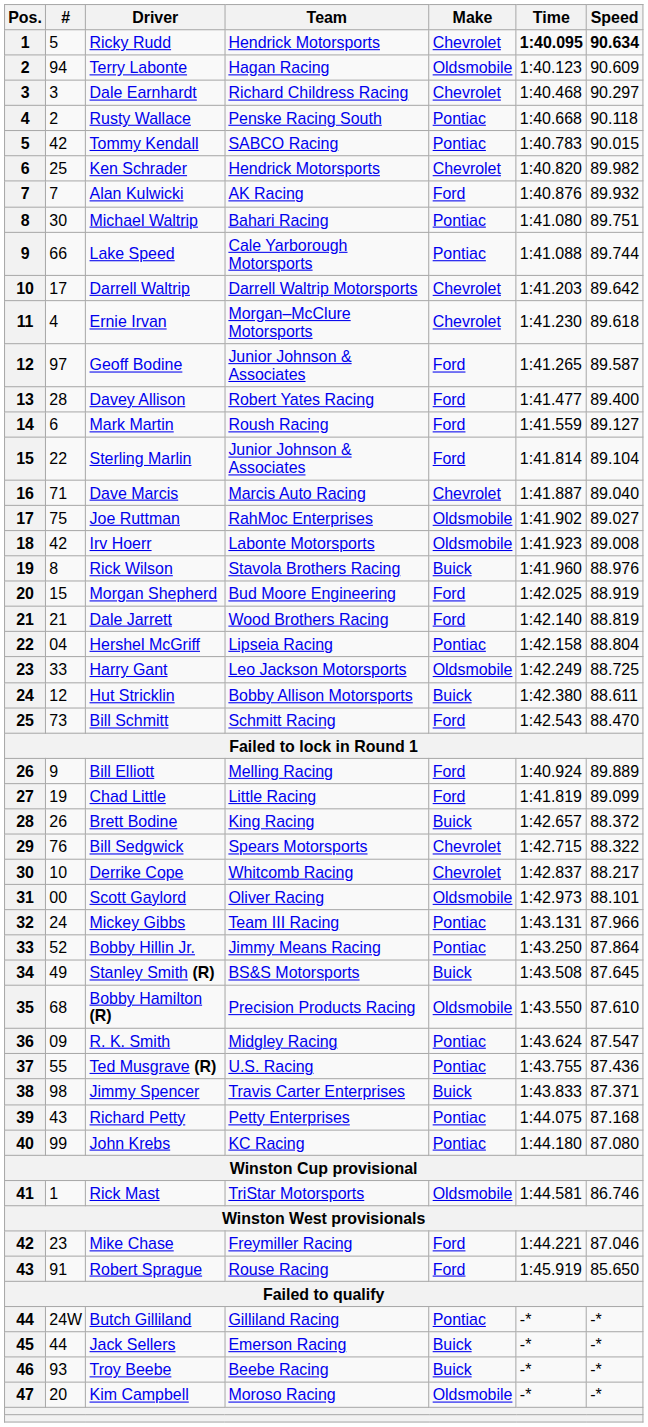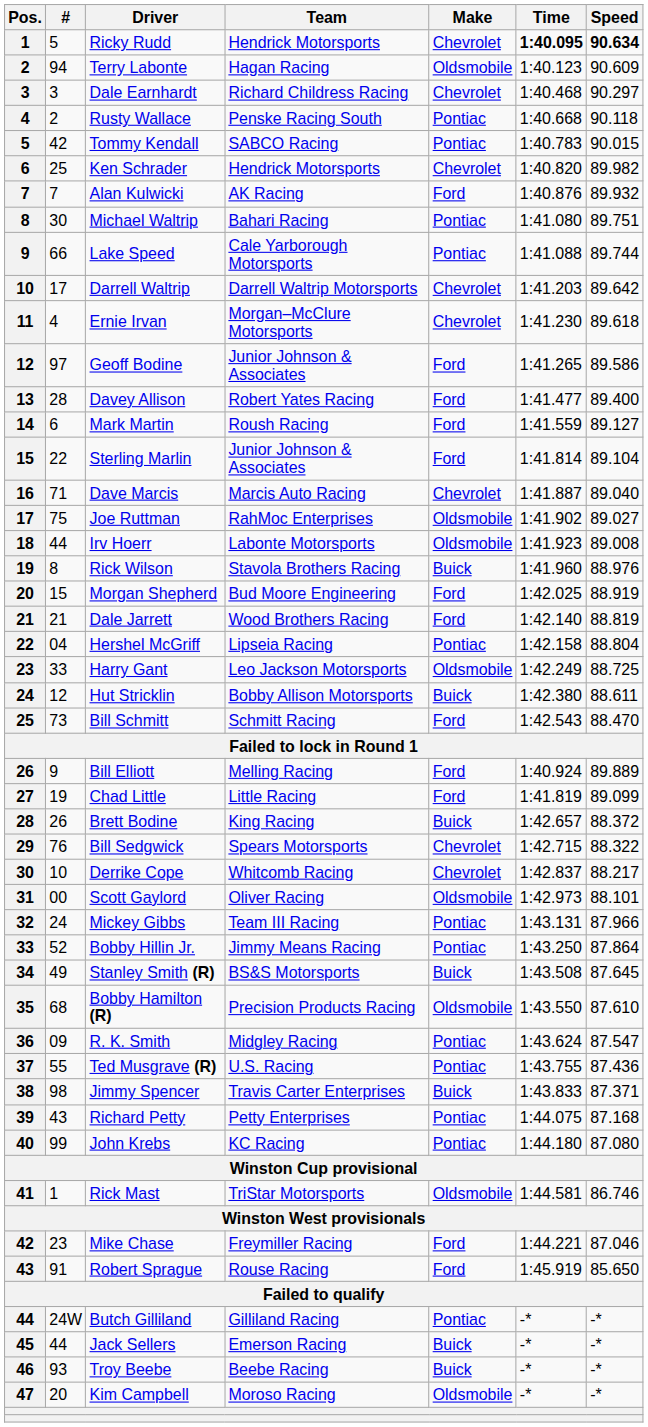(615, 365) 89.587 -> (615, 365) 89.586
(58, 544) 42 -> (58, 544) 44
